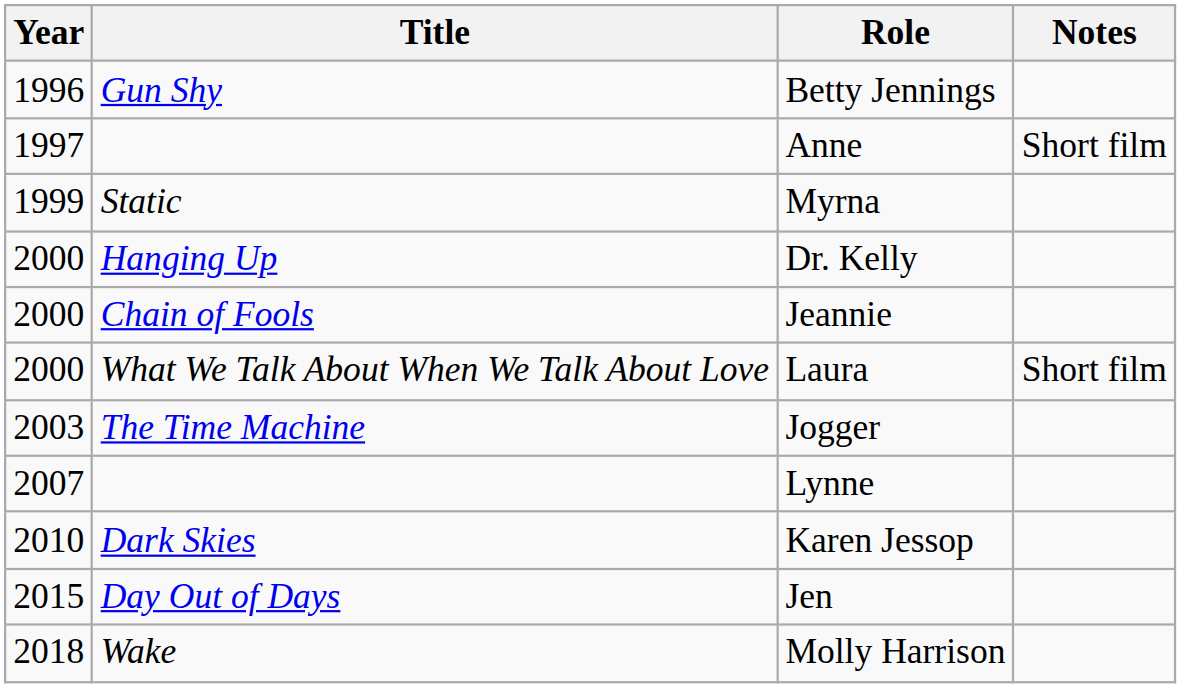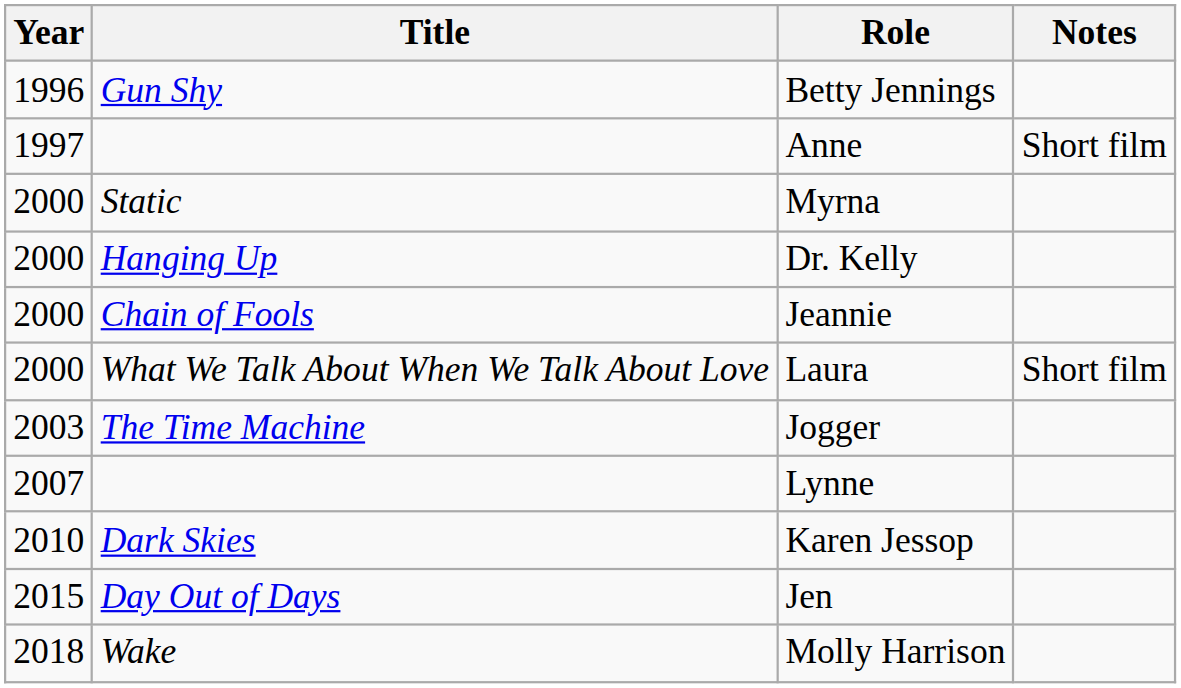(49, 201) 1999 -> (49, 201) 2000
